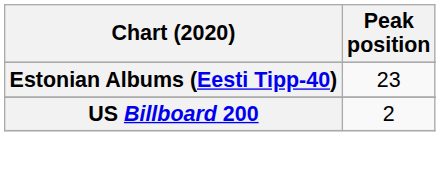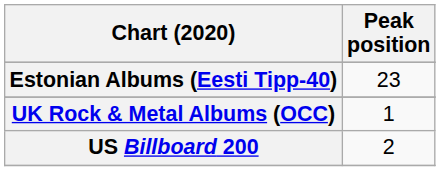+ row: (173, 113)
